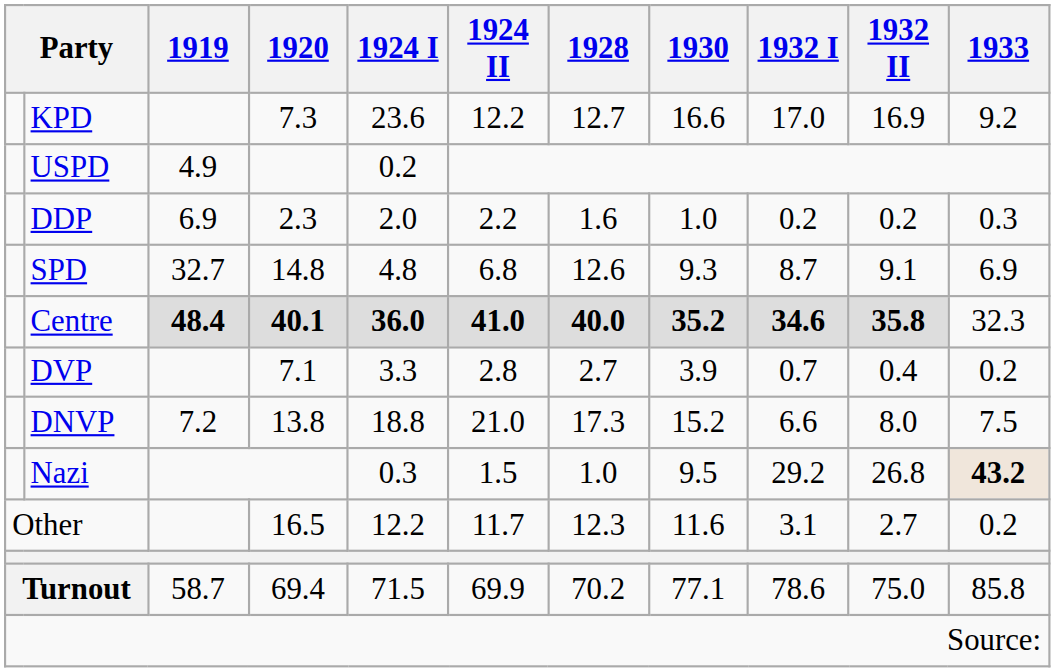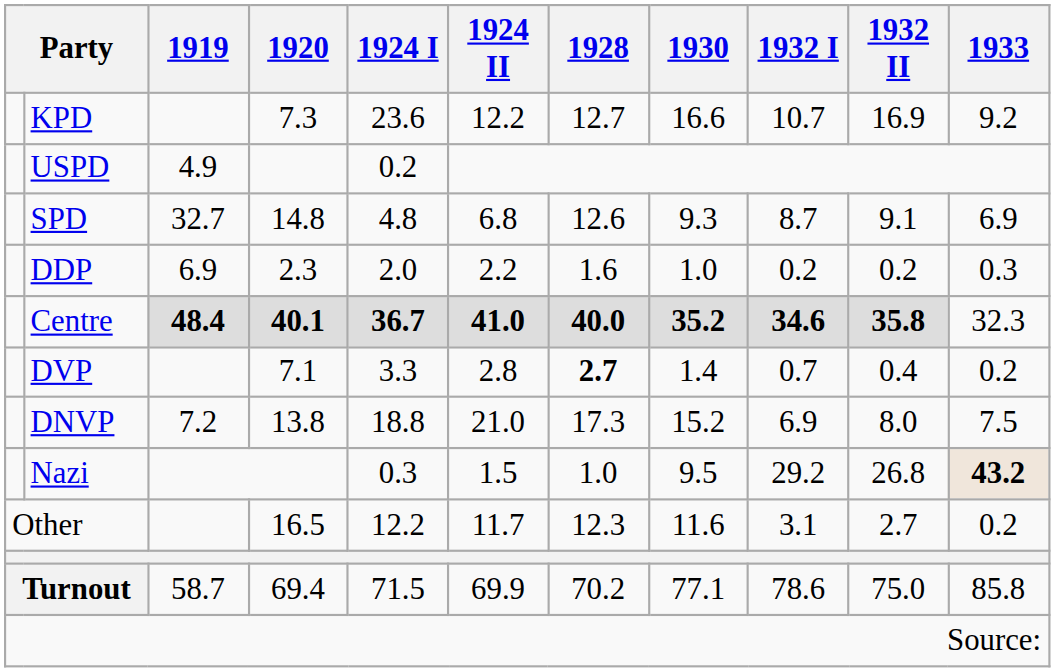(798, 117) 17.0 -> (798, 117) 10.7
rows swapped: (59, 269) <-> (61, 219)
(398, 320) 36.0 -> (398, 320) 36.7
(598, 371) normal -> (598, 371) bold
(698, 371) 3.9 -> (698, 371) 1.4
(798, 422) 6.6 -> (798, 422) 6.9
